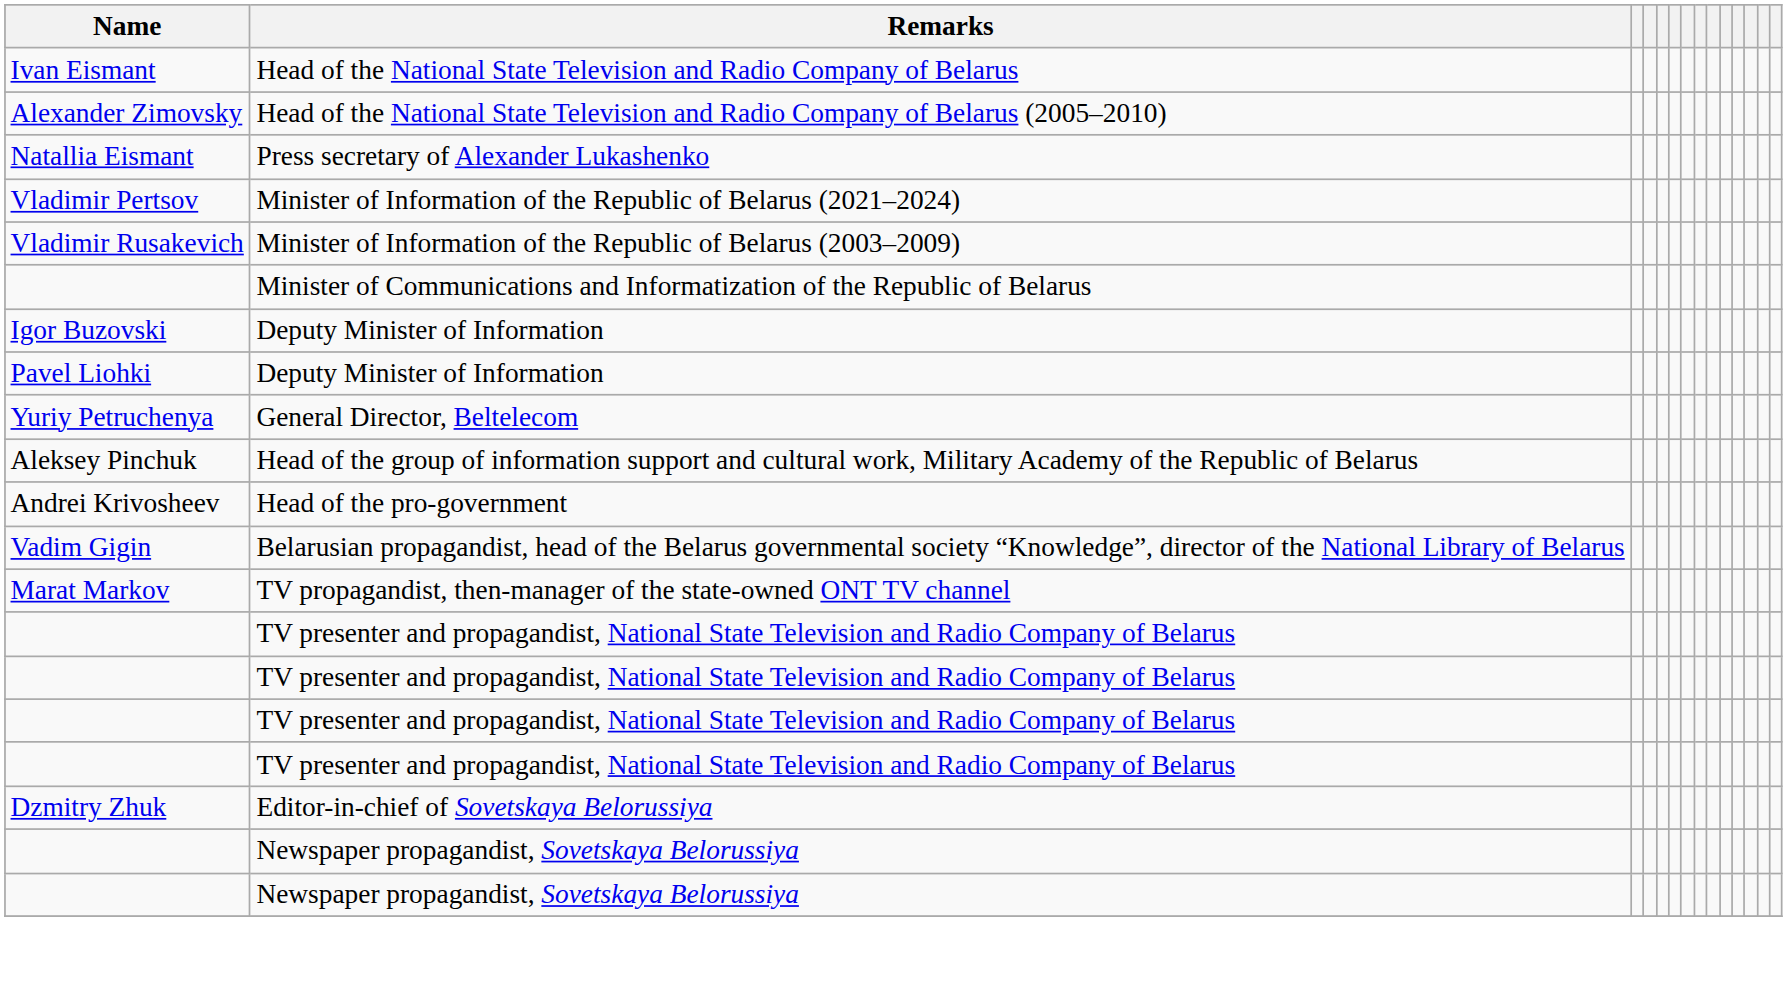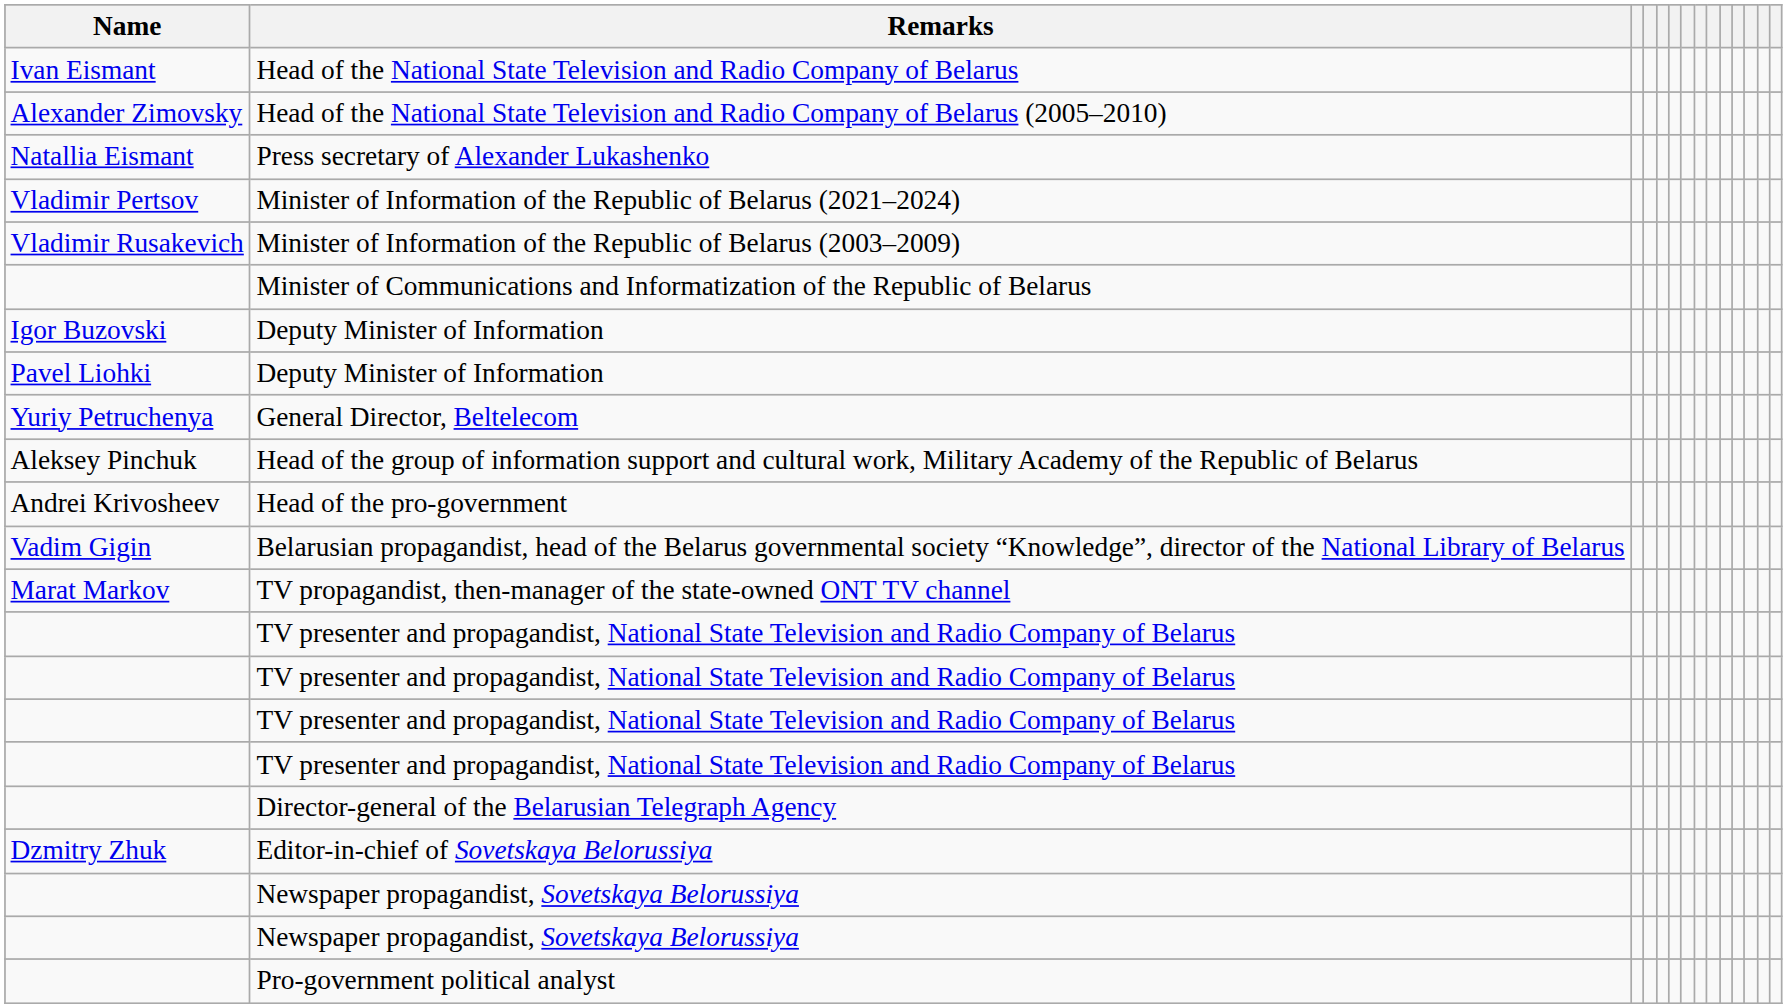+ row: (127, 808)
+ row: (127, 981)
